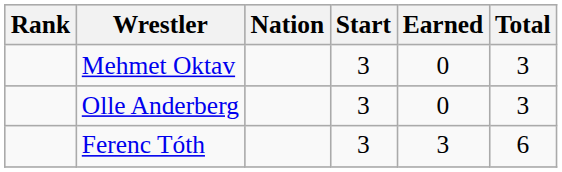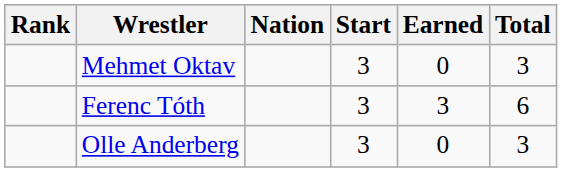rows swapped: (160, 105) <-> (143, 145)
